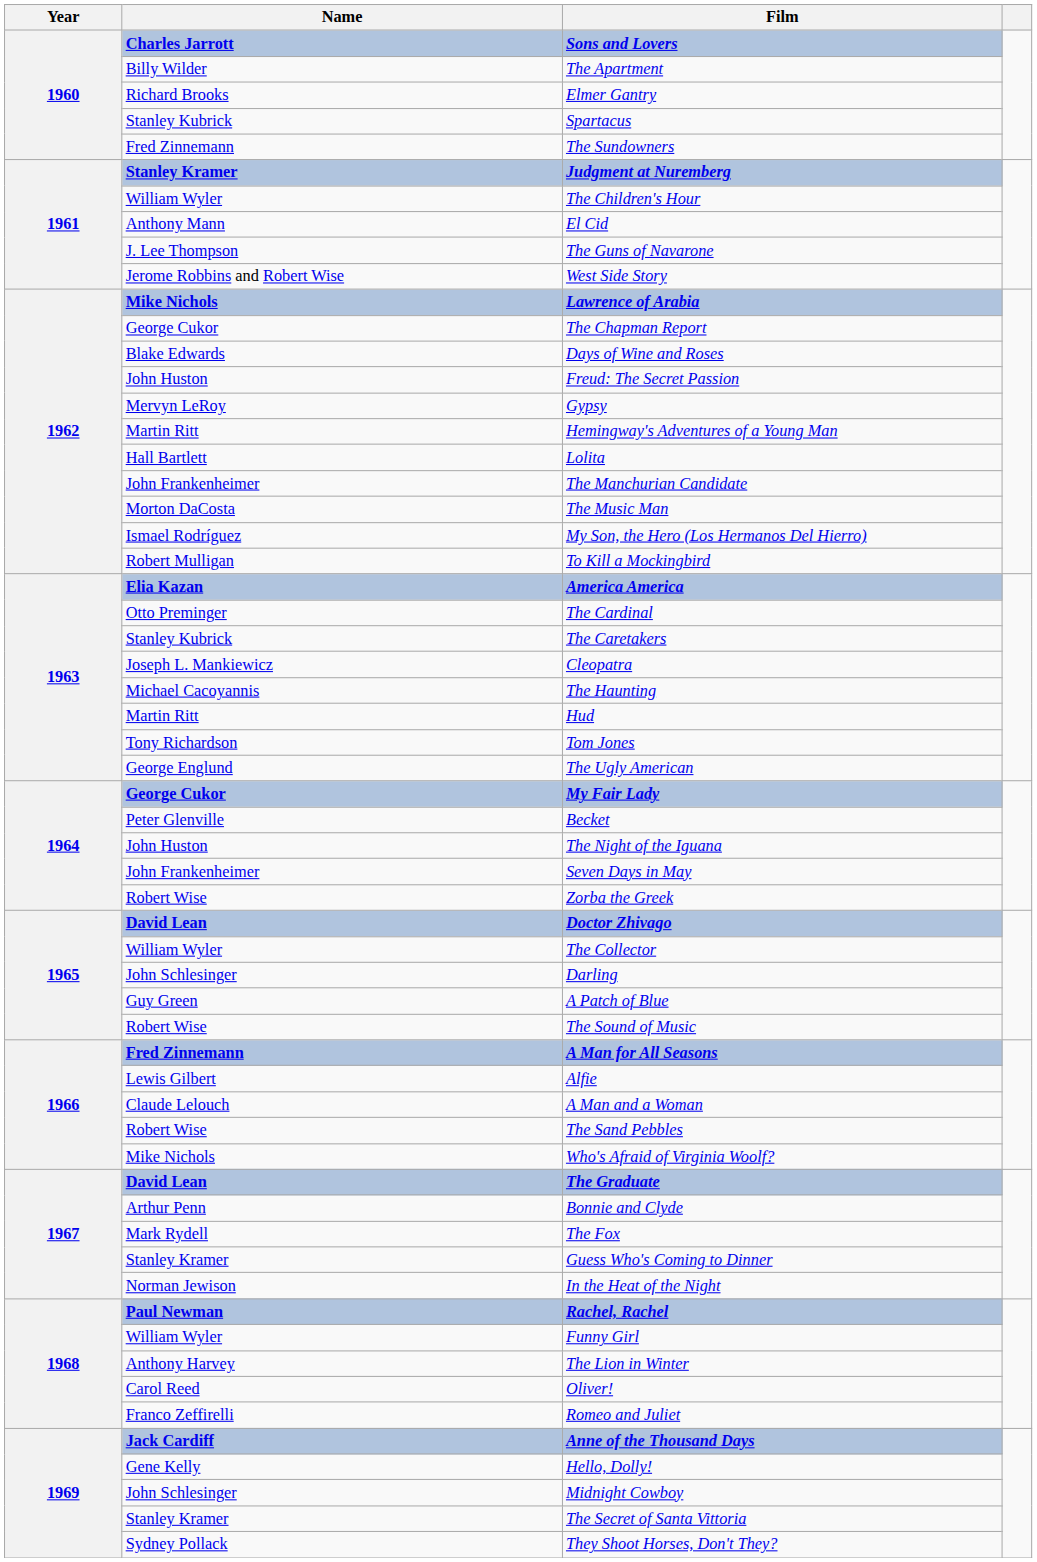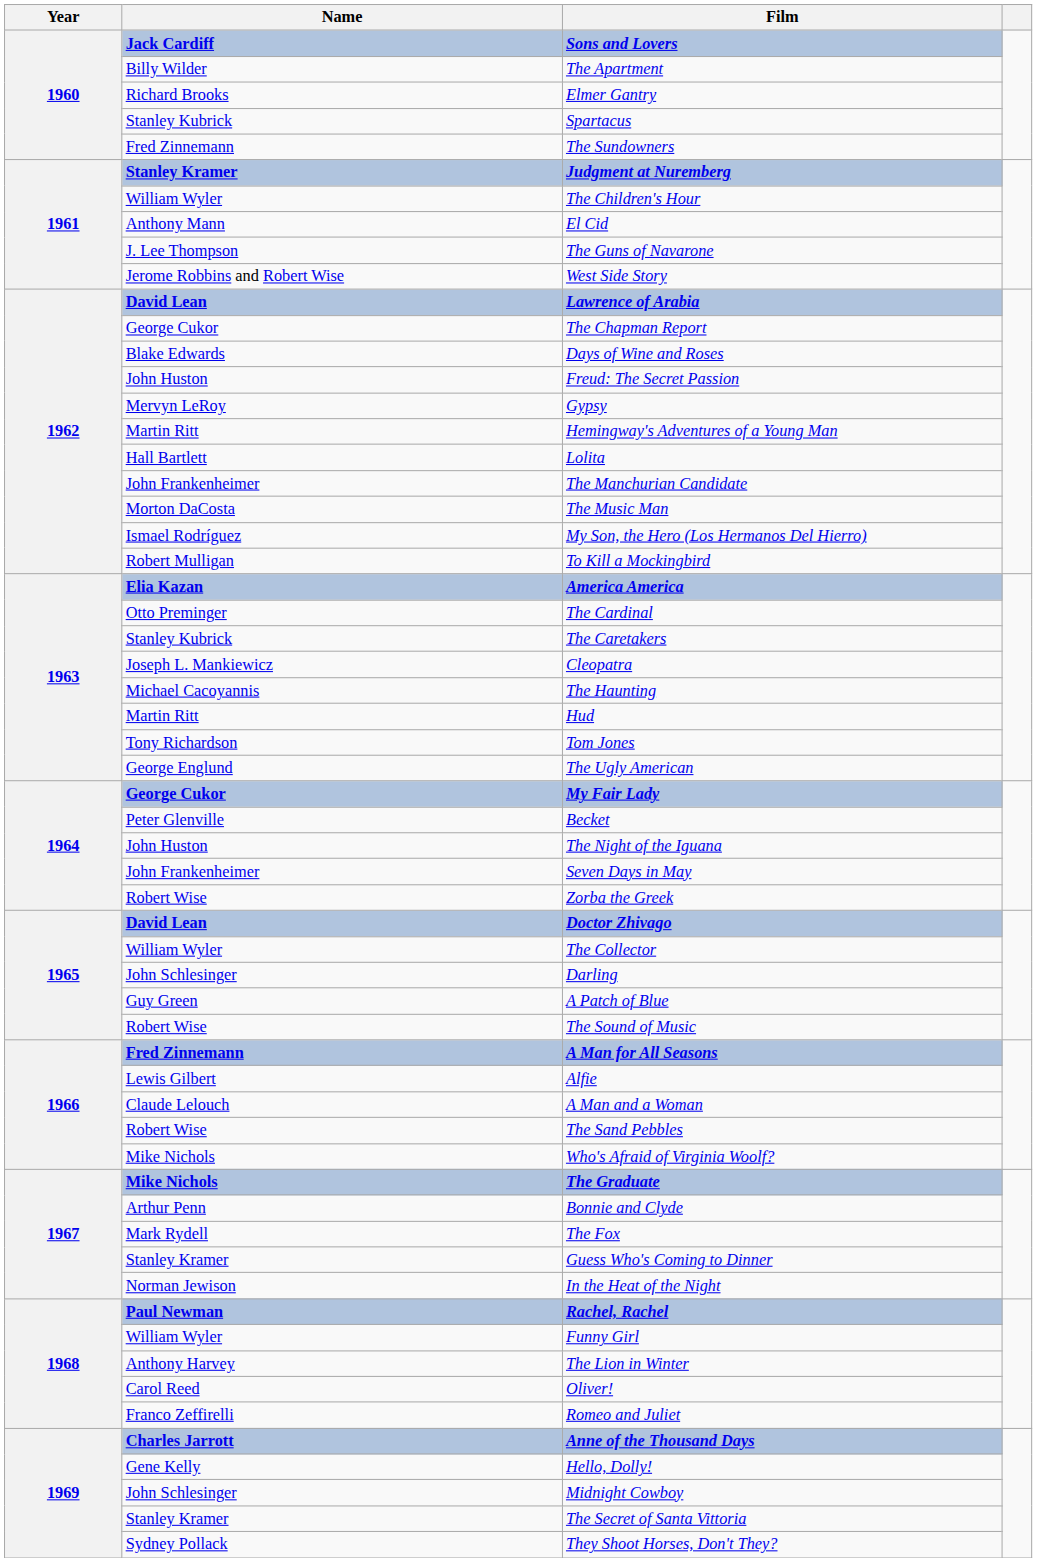(180, 43) Charles Jarrott -> (170, 43) Jack Cardiff
(172, 302) Mike Nichols -> (166, 302) David Lean
(166, 1182) David Lean -> (172, 1182) Mike Nichols
(170, 1440) Jack Cardiff -> (180, 1440) Charles Jarrott
